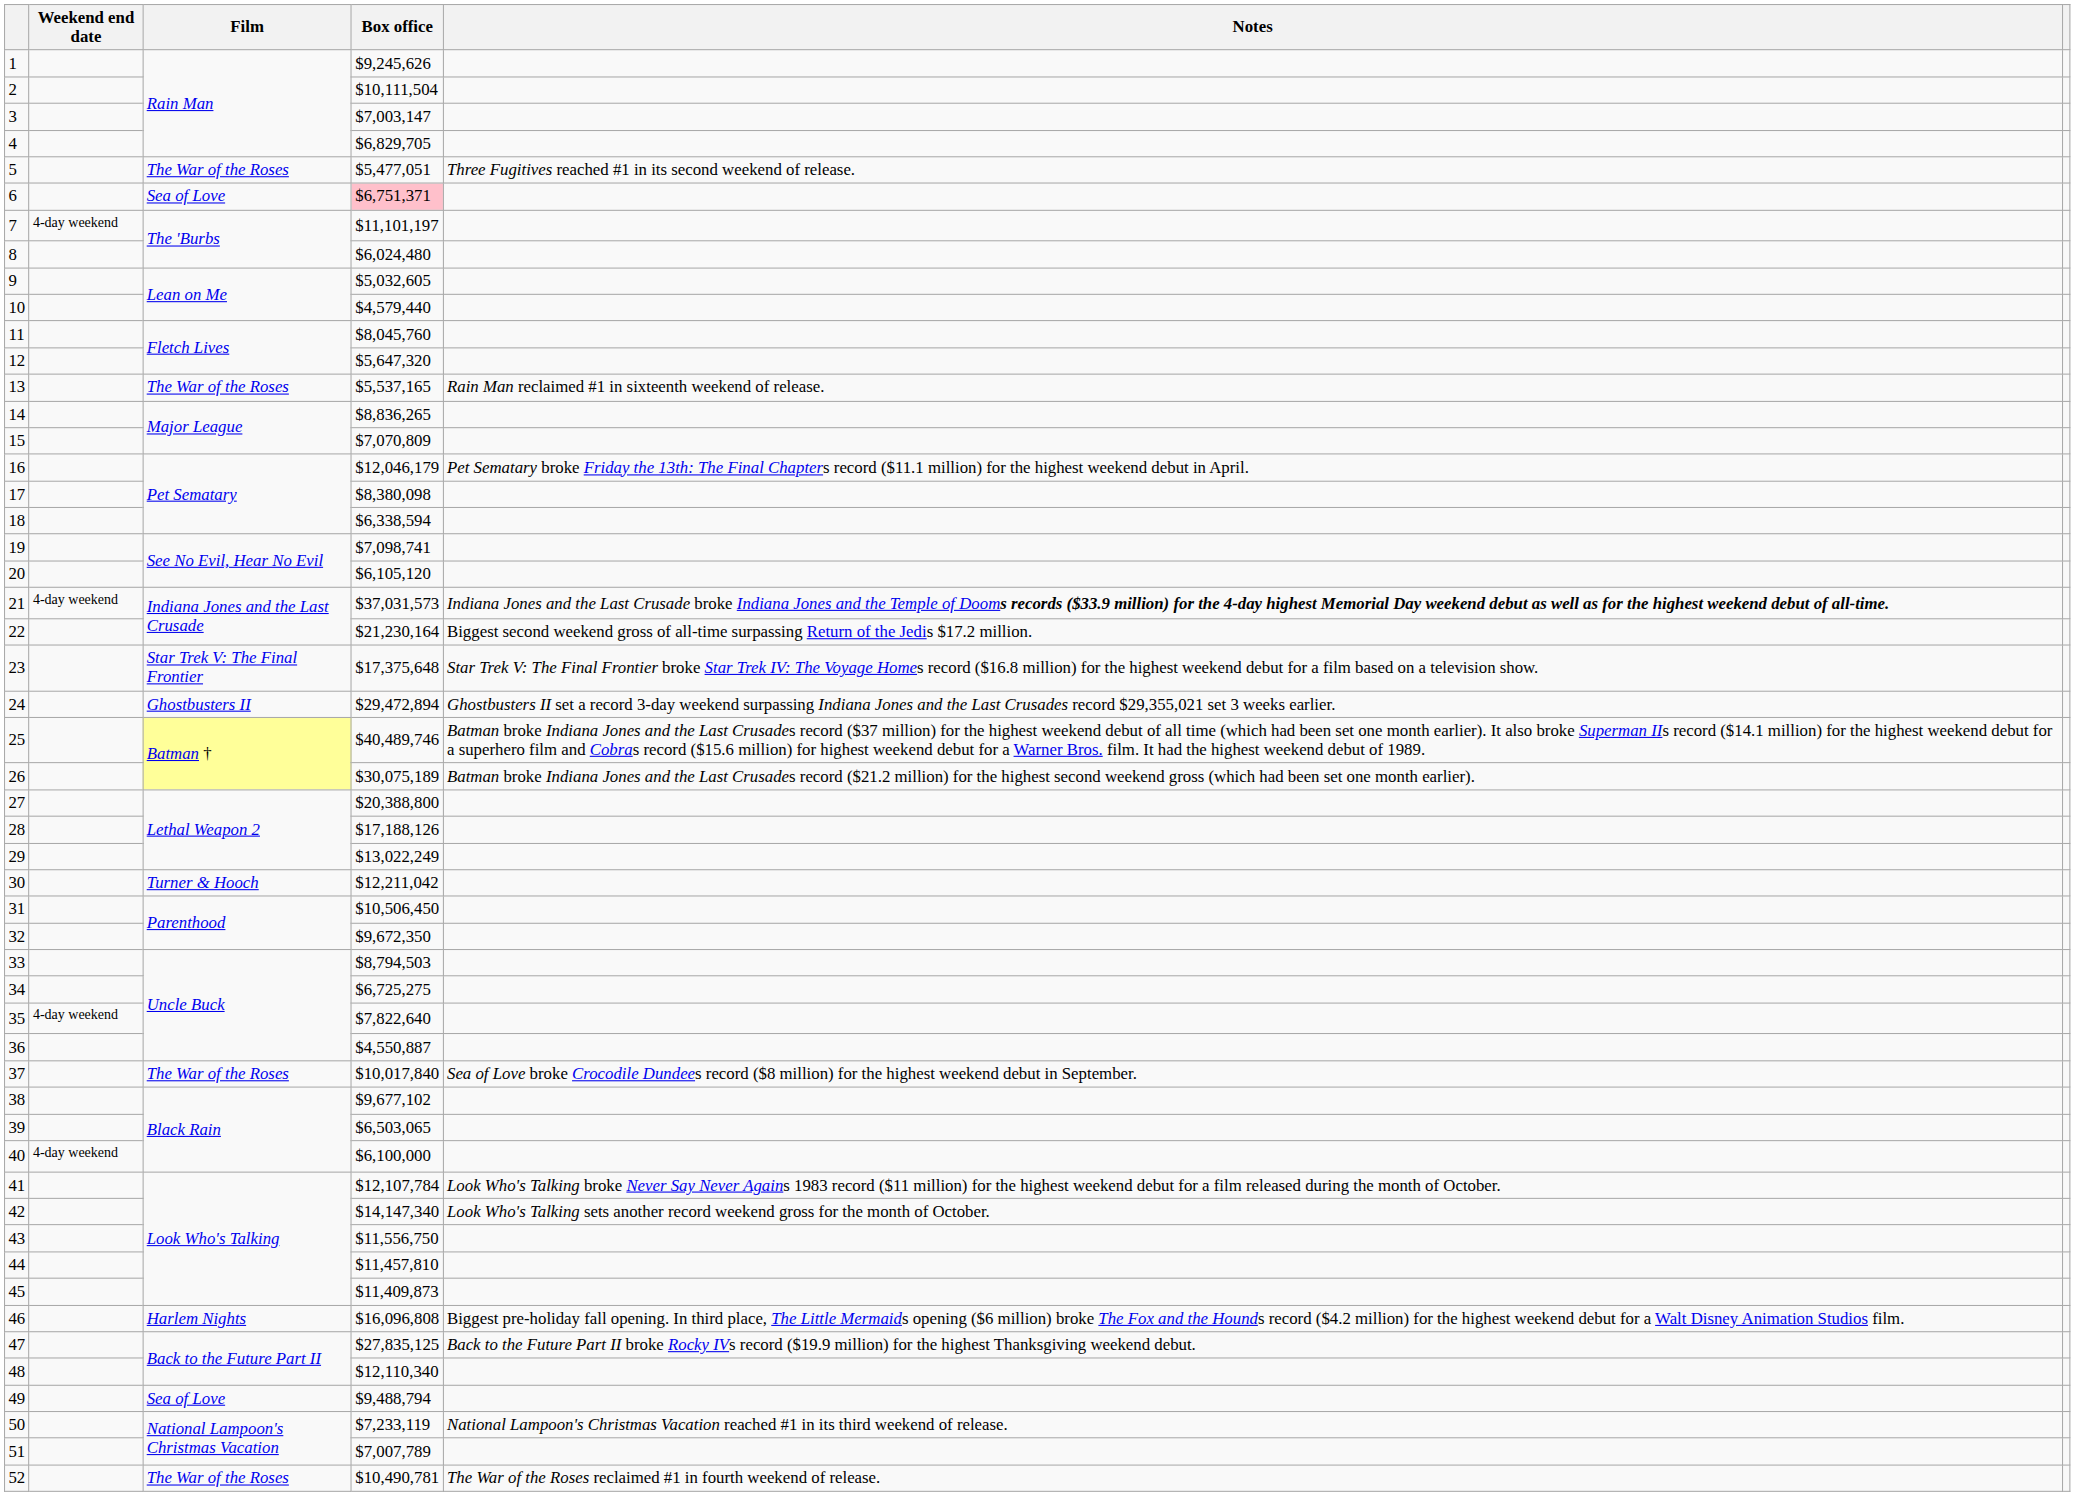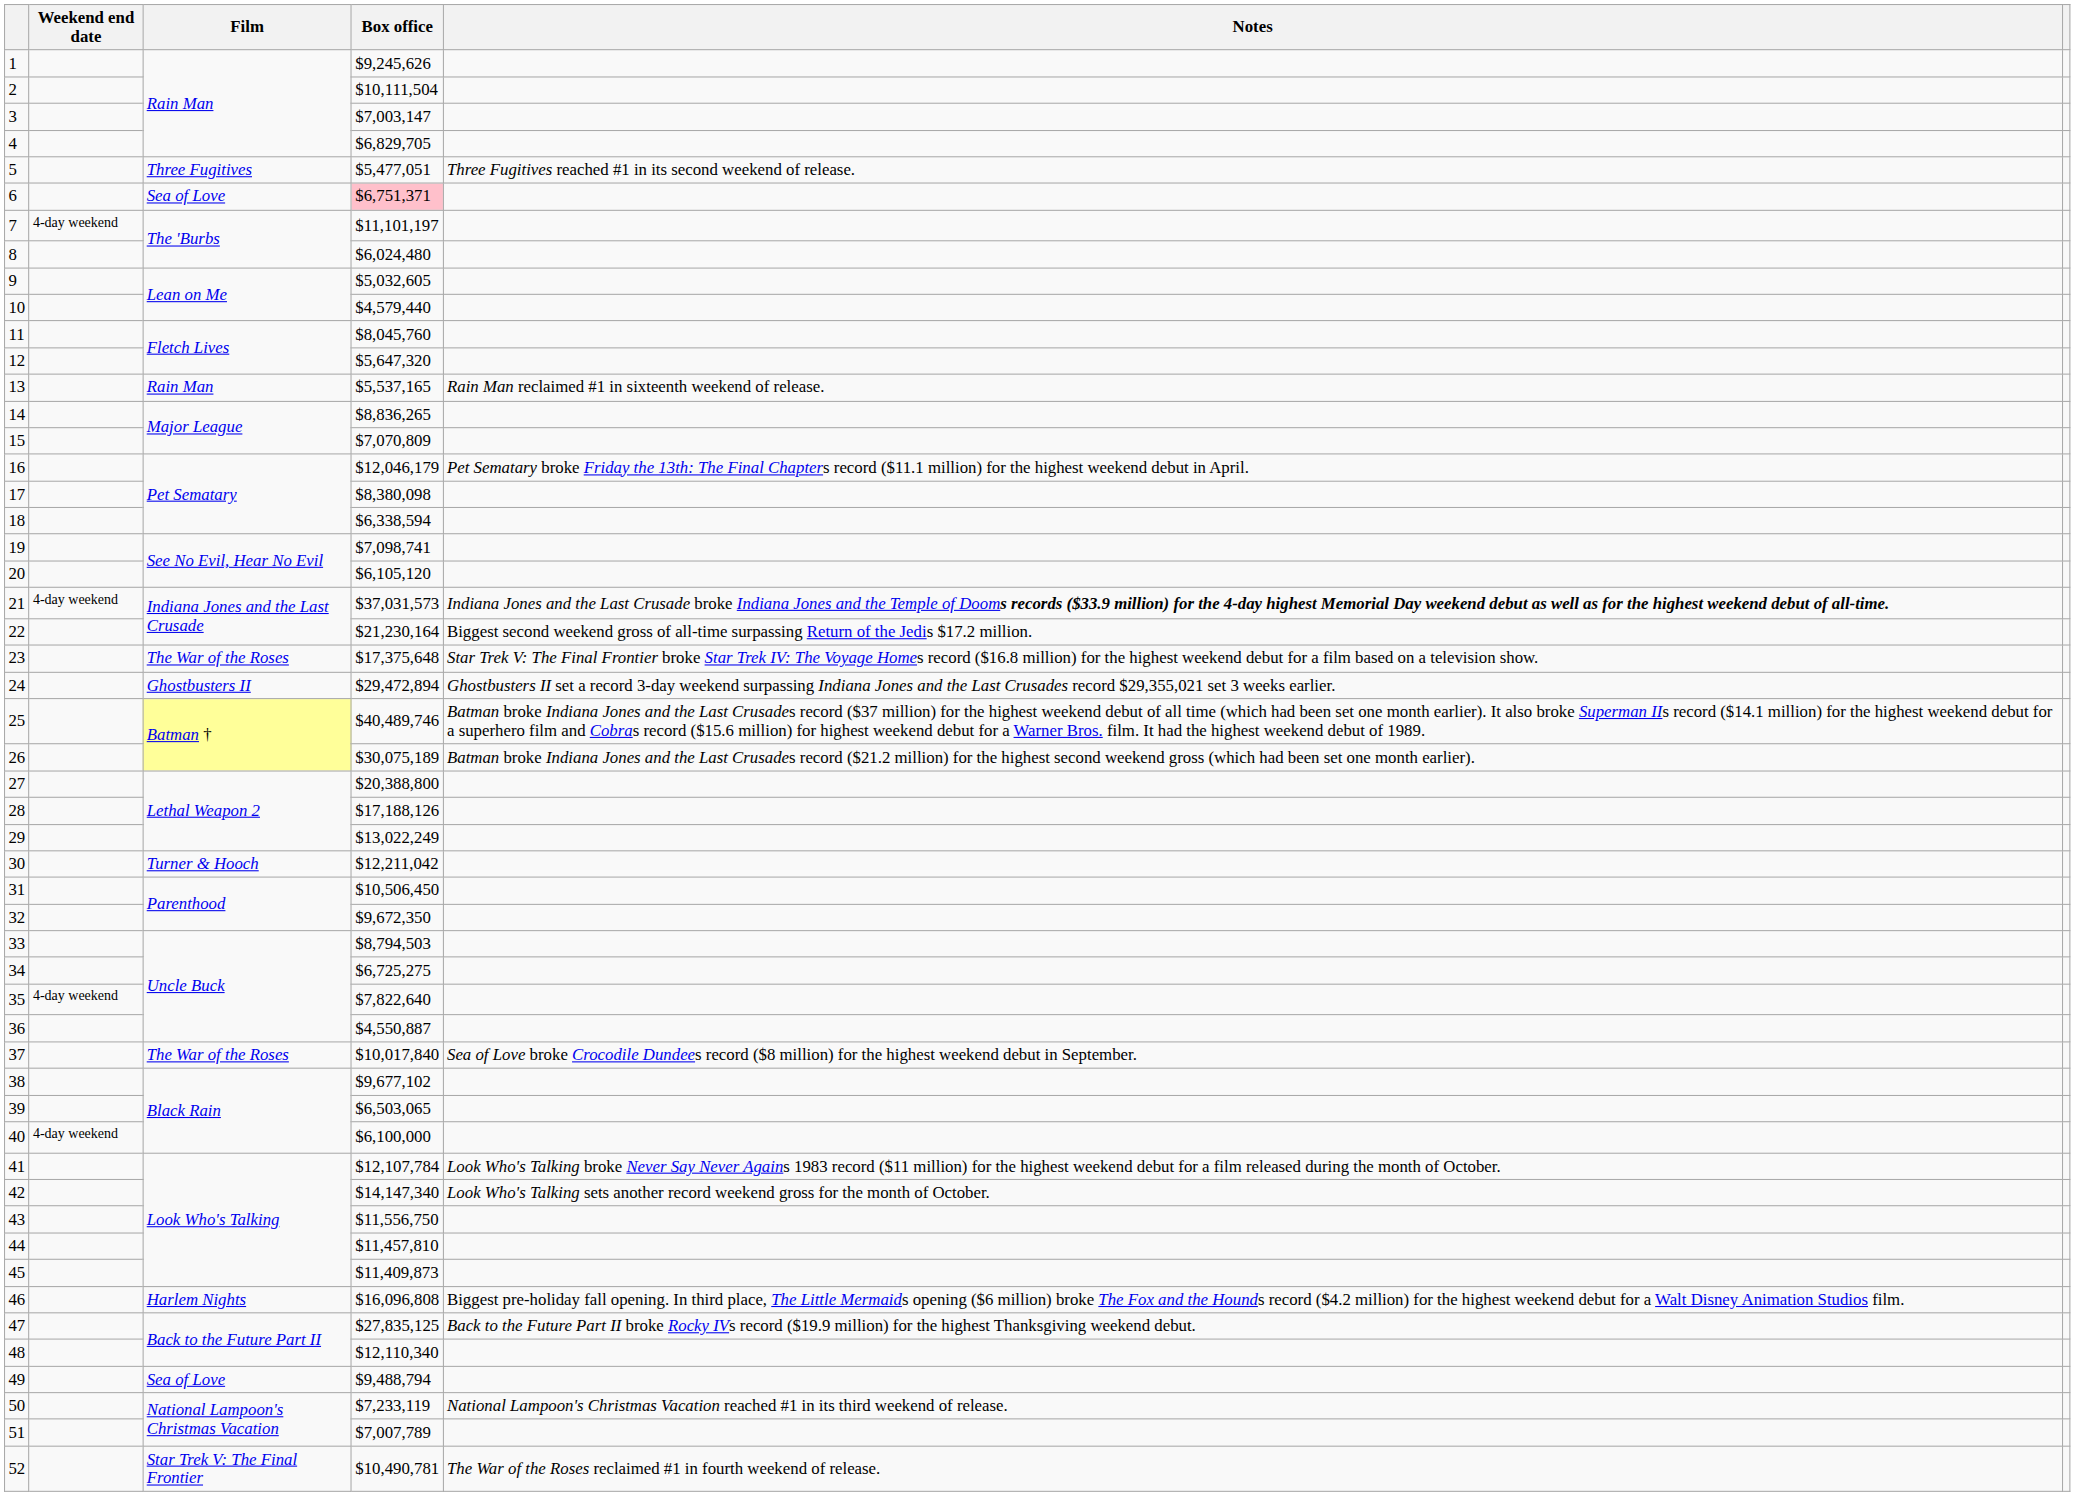(218, 169) The War of the Roses -> (199, 169) Three Fugitives
(218, 387) The War of the Roses -> (180, 387) Rain Man
(222, 668) Star Trek V: The Final Frontier -> (218, 658) The War of the Roses
(218, 1478) The War of the Roses -> (222, 1468) Star Trek V: The Final Frontier
